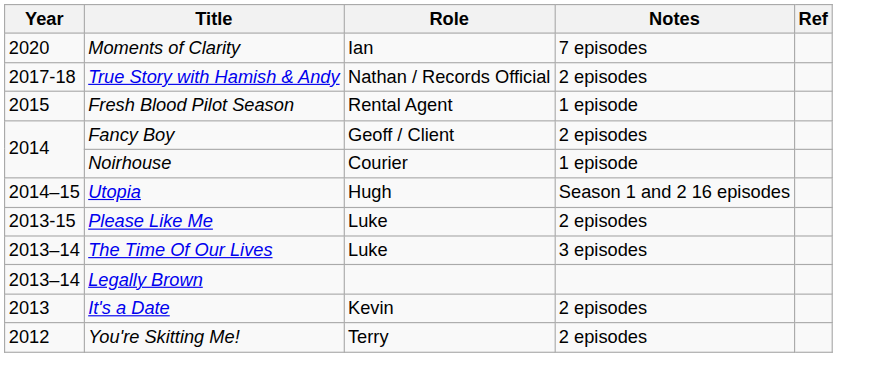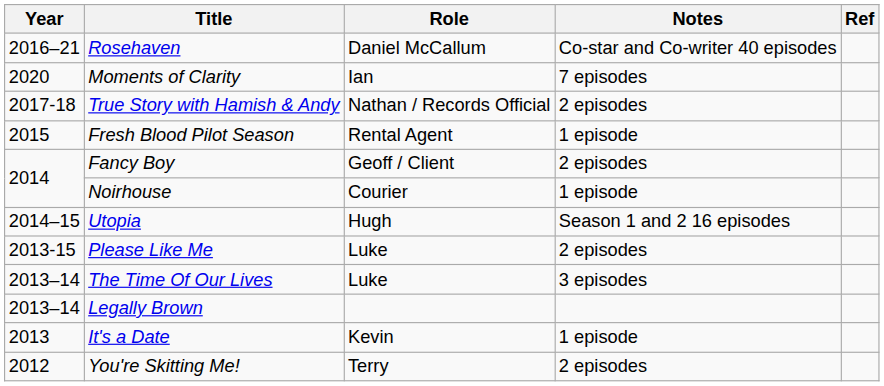+ row: (134, 47)
(603, 308) 2 episodes -> (598, 337) 1 episode
